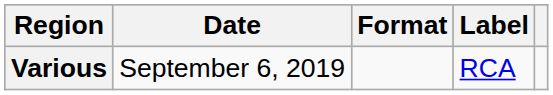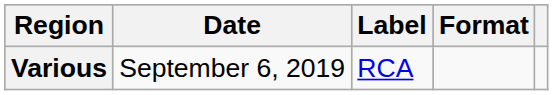columns swapped: (402, 25) <-> (494, 25)
